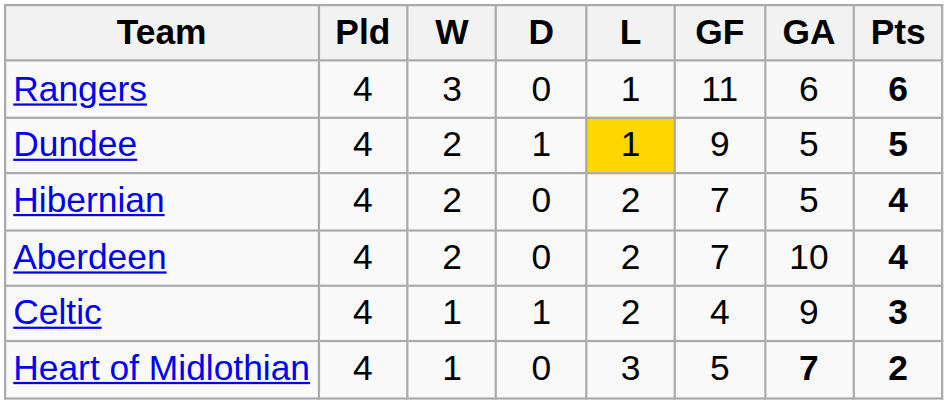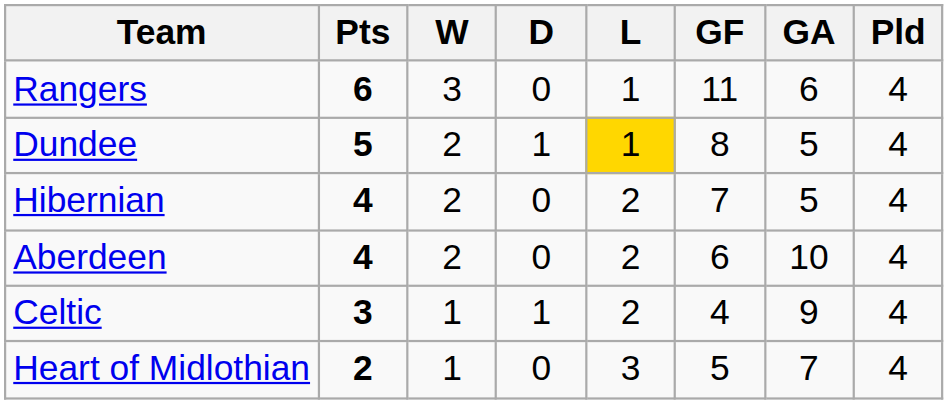columns swapped: (363, 32) <-> (898, 32)
(720, 144) 9 -> (720, 144) 8
(720, 256) 7 -> (720, 256) 6
(809, 369) bold -> (809, 369) normal
